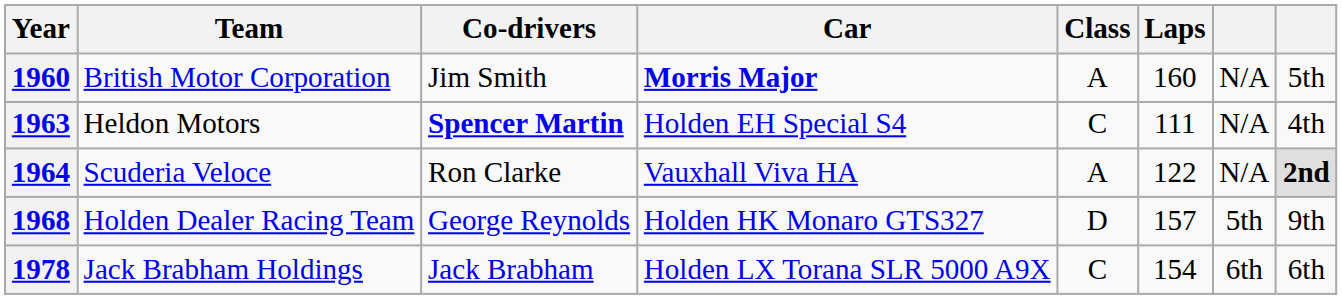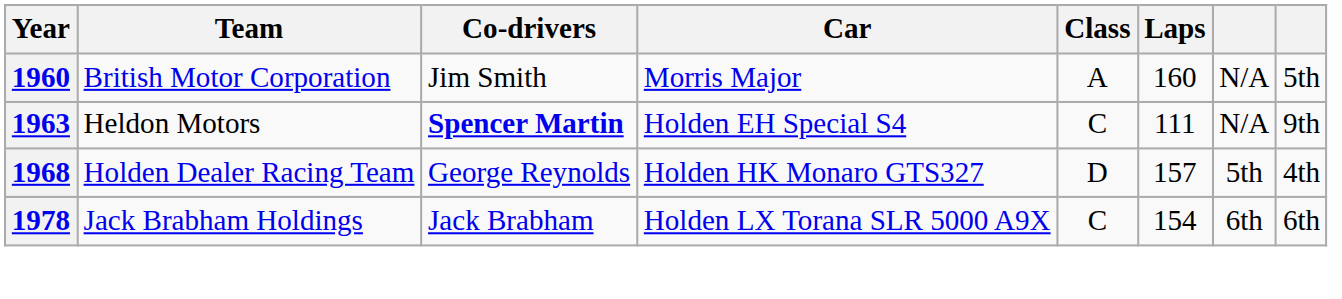(731, 76) bold -> (723, 76) normal
(1306, 124) 4th -> (1301, 124) 9th
- row: (41, 172)
(1306, 220) 9th -> (1301, 172) 4th
